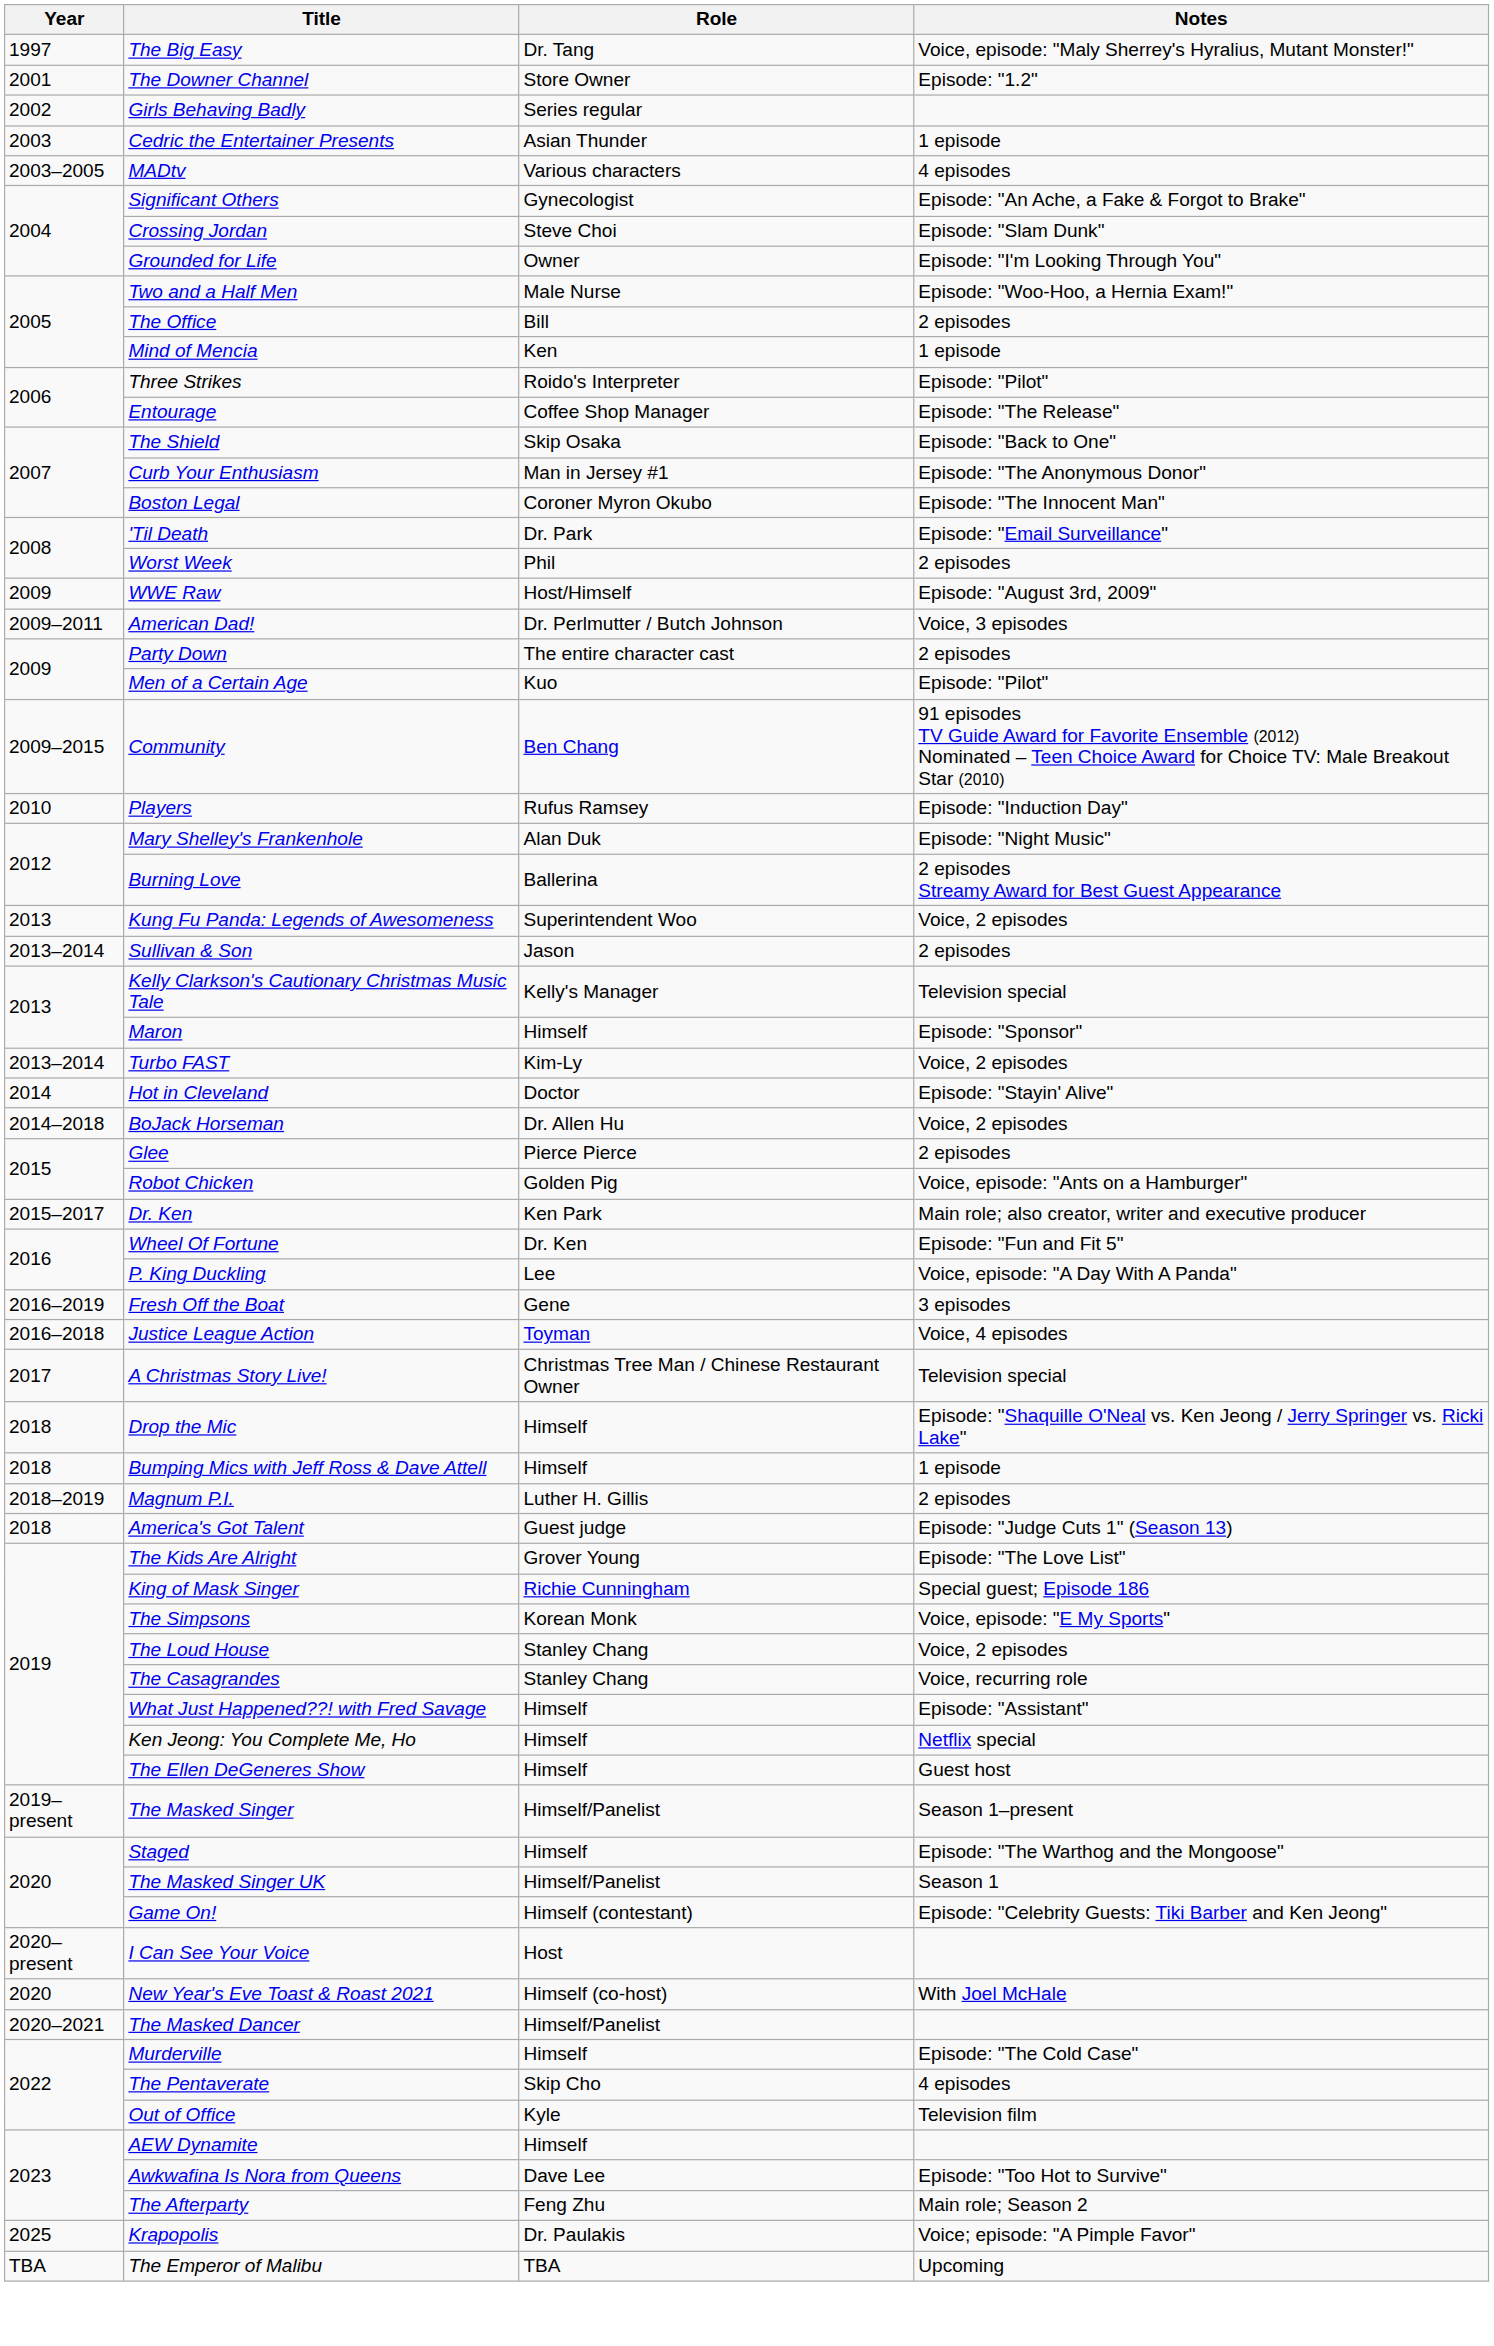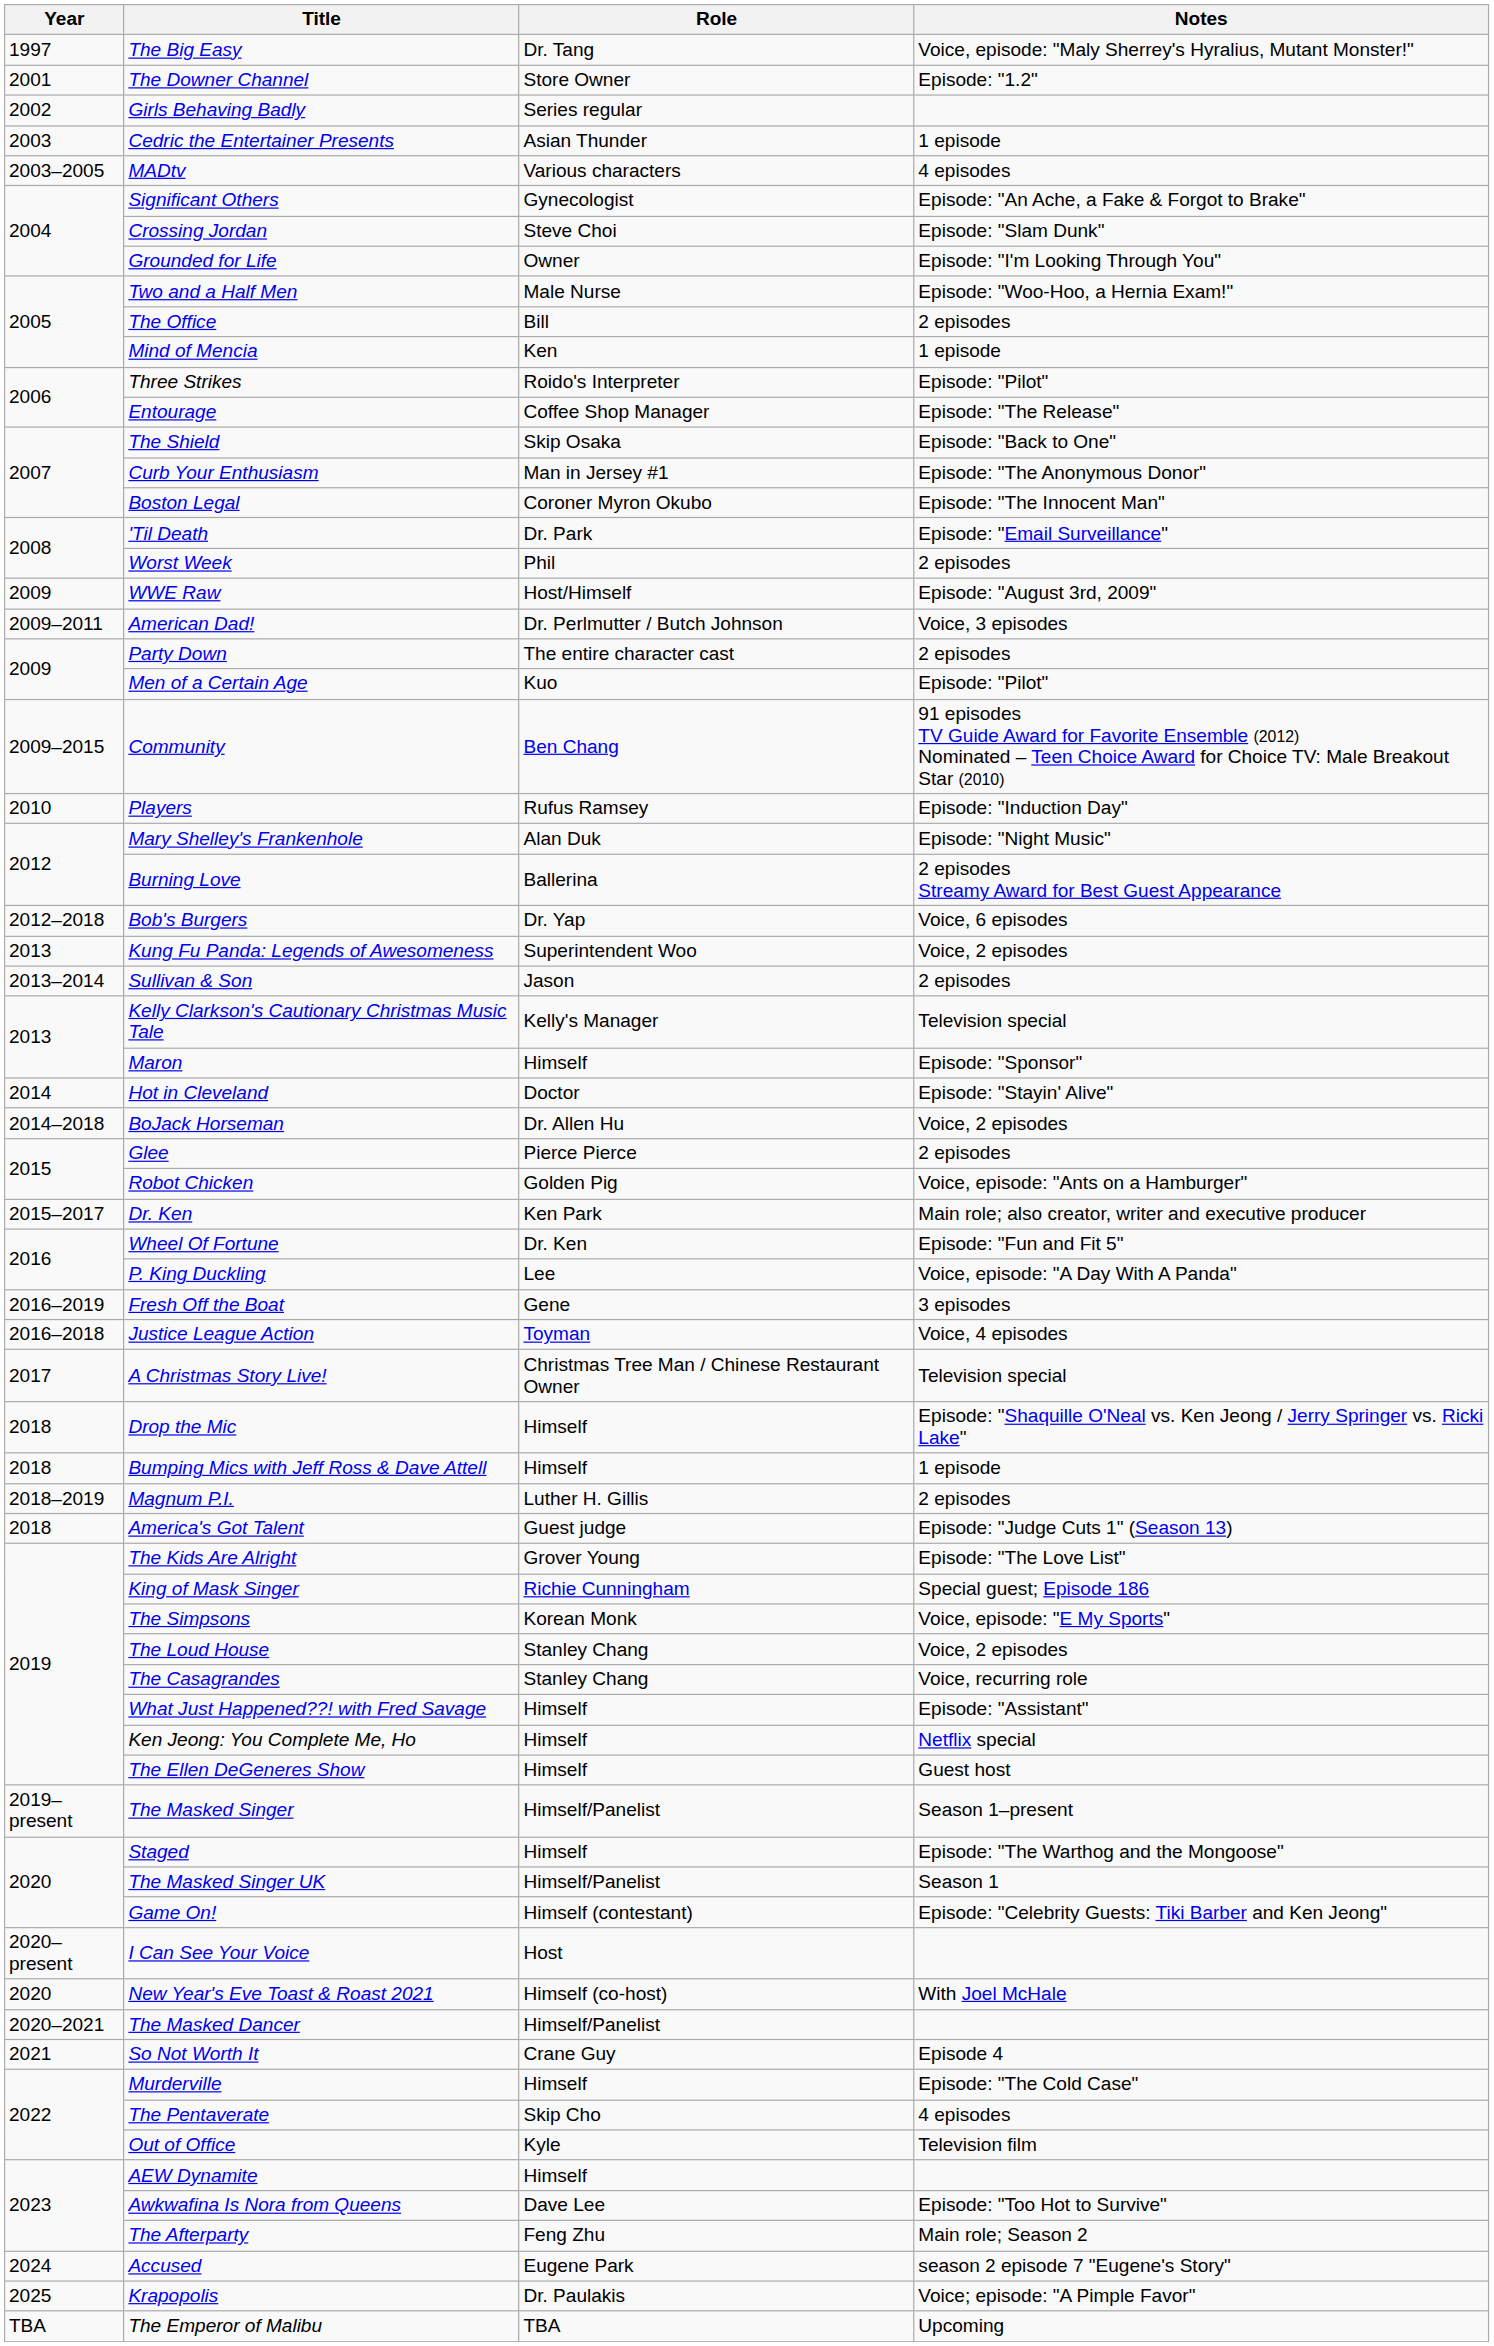+ row: (188, 920)
- row: (179, 1062)
+ row: (193, 2054)
+ row: (165, 2265)
